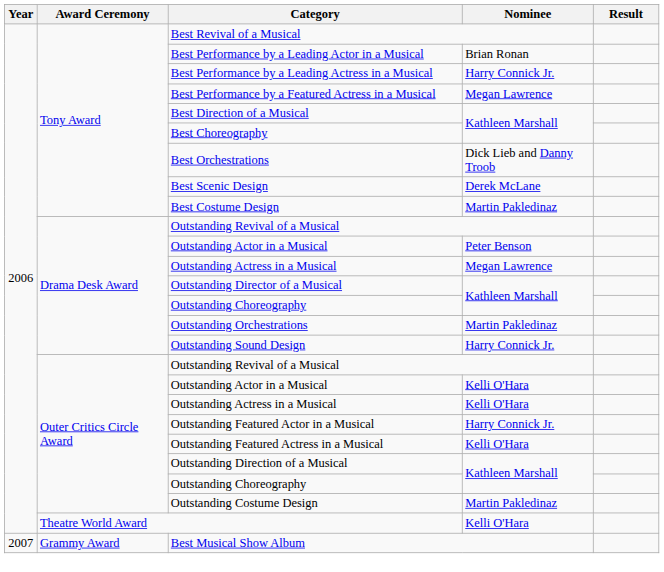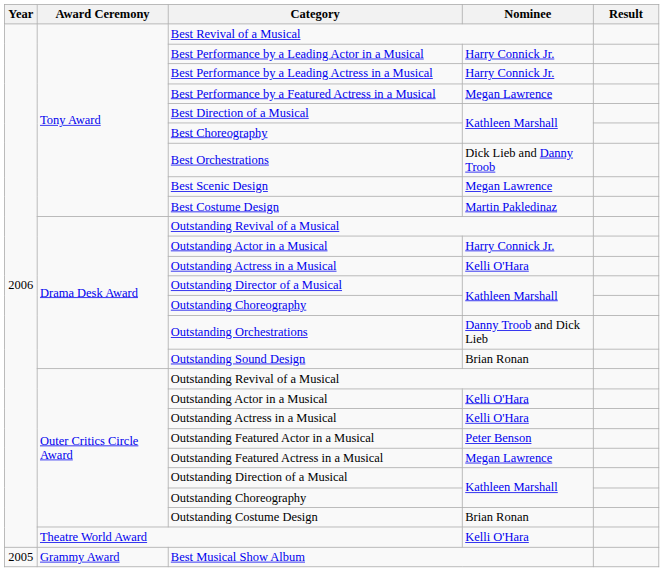(497, 53) Brian Ronan -> (510, 53) Harry Connick Jr.
(503, 186) Derek McLane -> (509, 186) Megan Lawrence
(498, 246) Peter Benson -> (510, 246) Harry Connick Jr.
(509, 265) Megan Lawrence -> (497, 265) Kelli O'Hara
(511, 325) Martin Pakledinaz -> (523, 332) Danny Troob and Dick Lieb
(510, 345) Harry Connick Jr. -> (497, 359) Brian Ronan
(510, 424) Harry Connick Jr. -> (498, 438) Peter Benson
(497, 444) Kelli O'Hara -> (509, 458) Megan Lawrence
(511, 503) Martin Pakledinaz -> (497, 517) Brian Ronan
(21, 543) 2007 -> (21, 557) 2005
